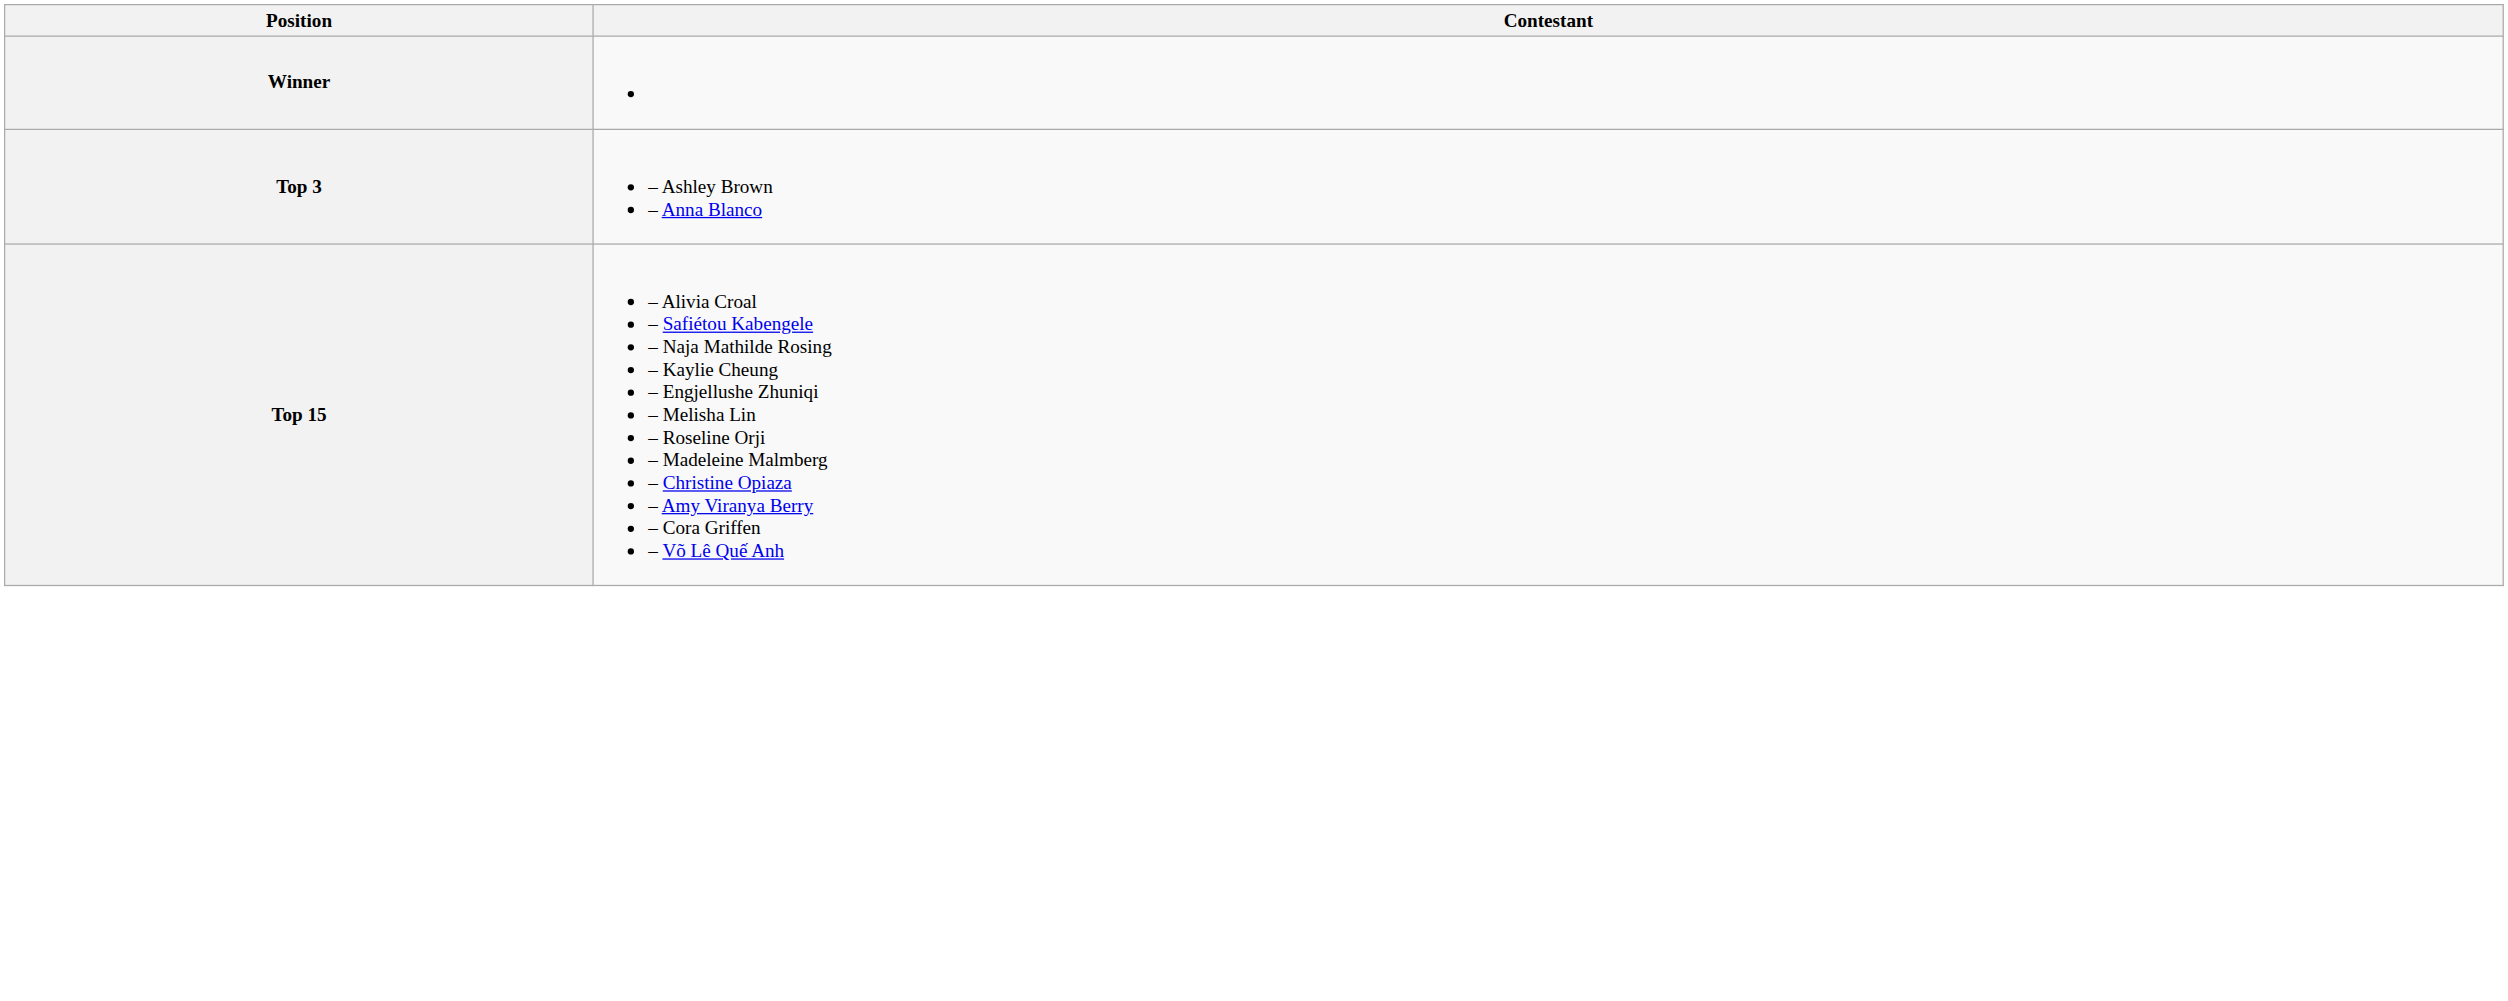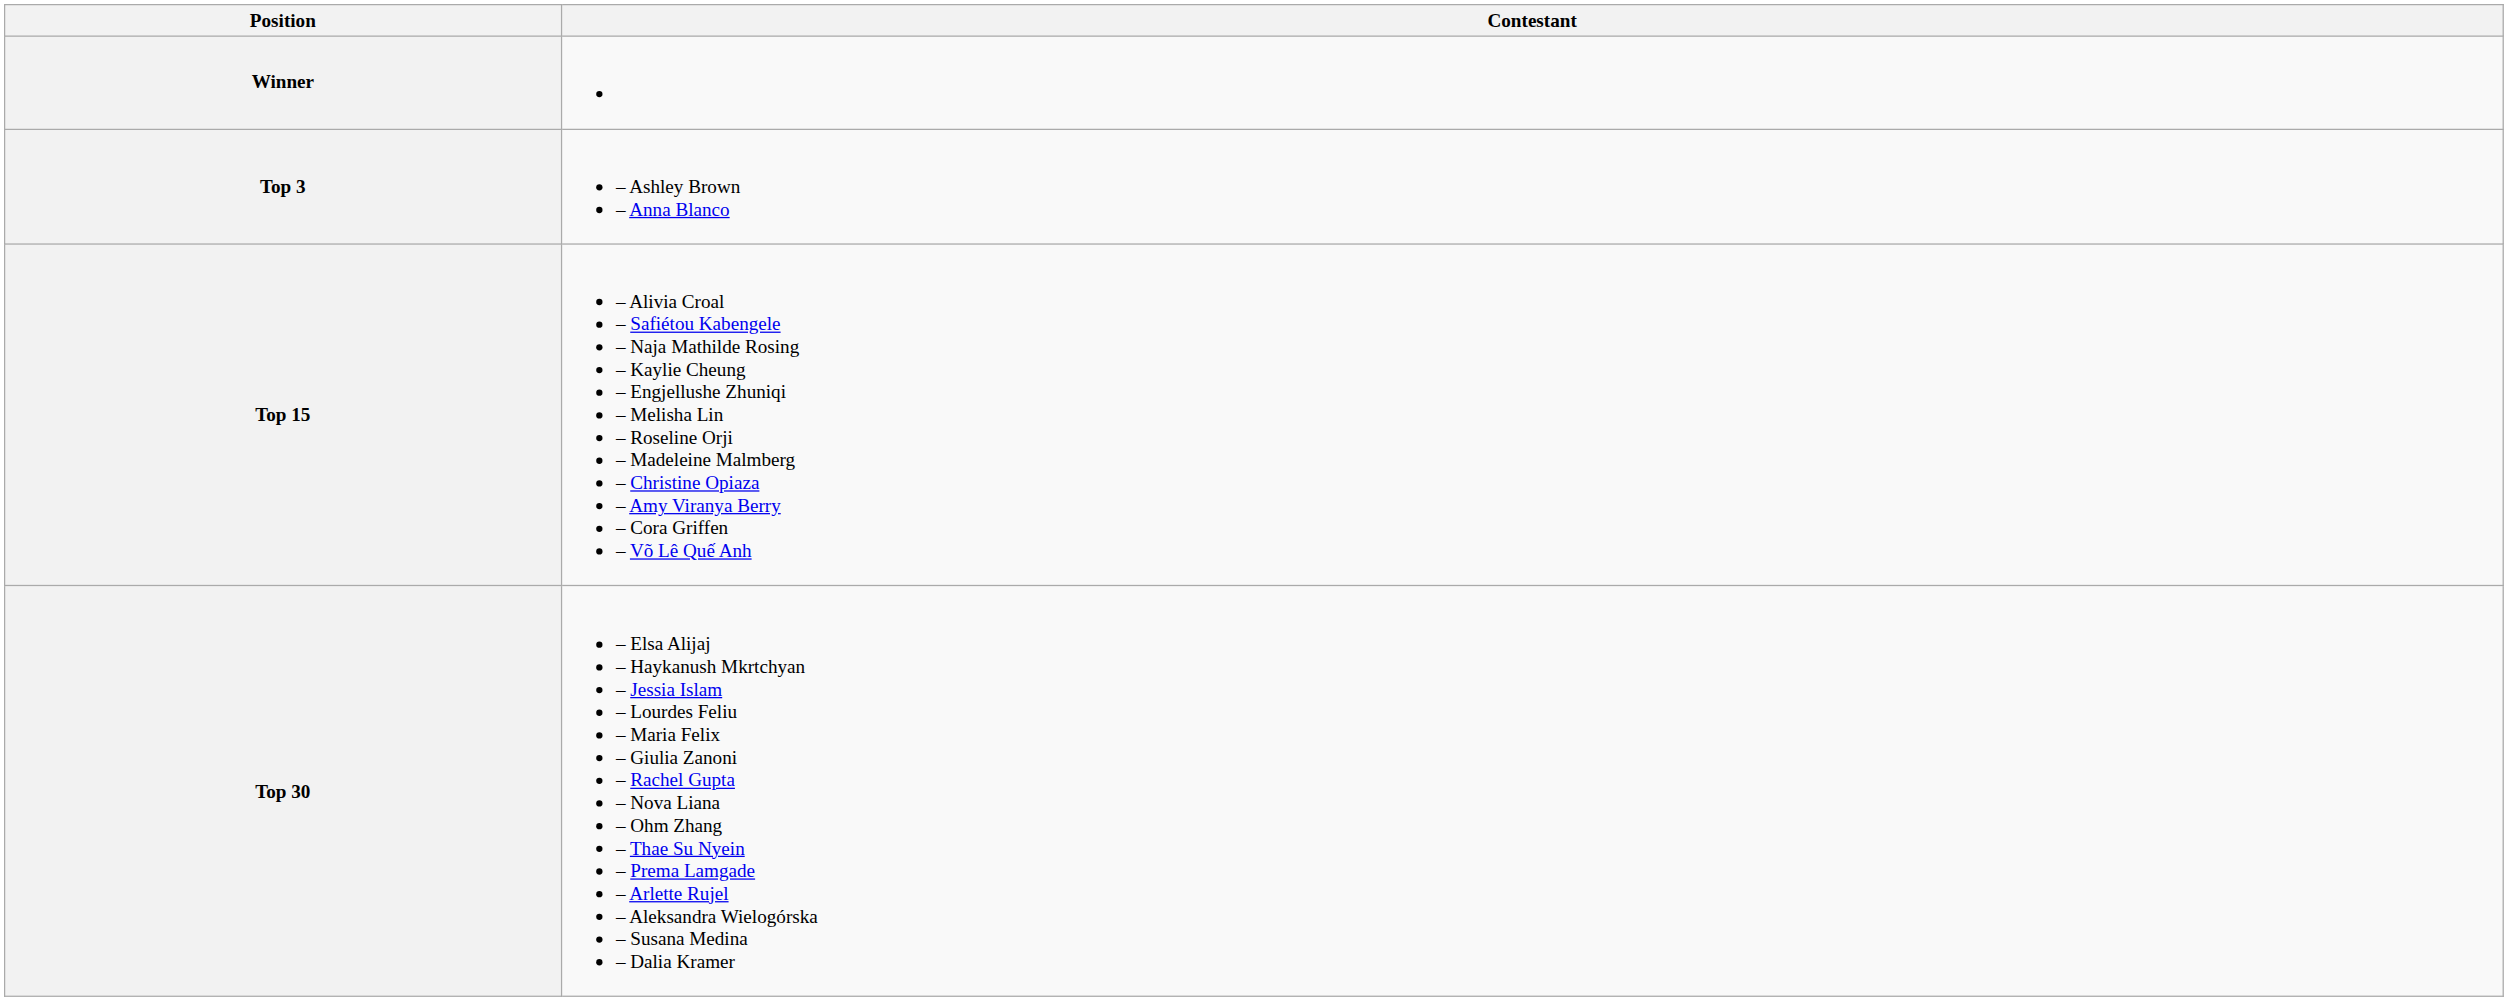+ row: (283, 791)
